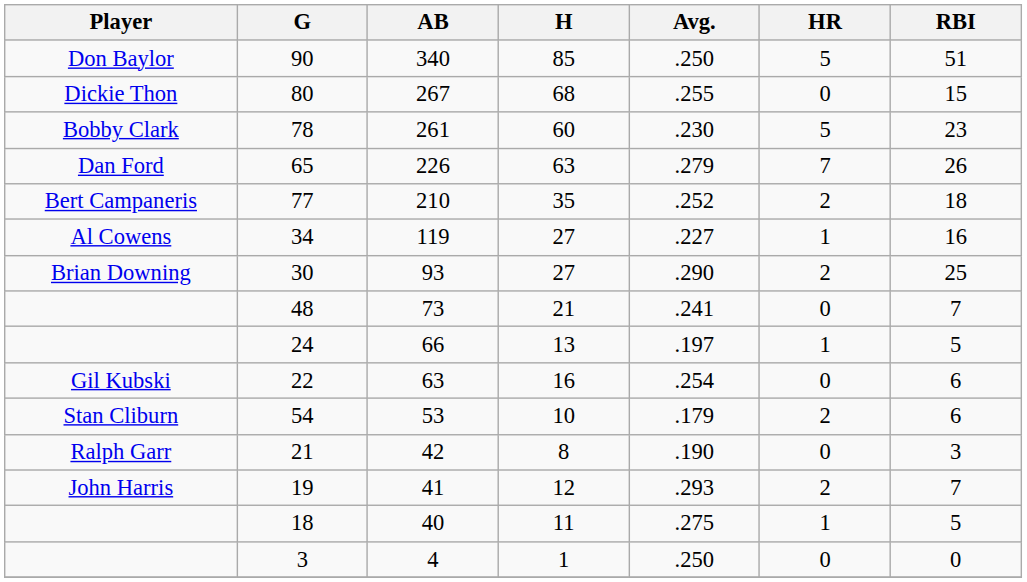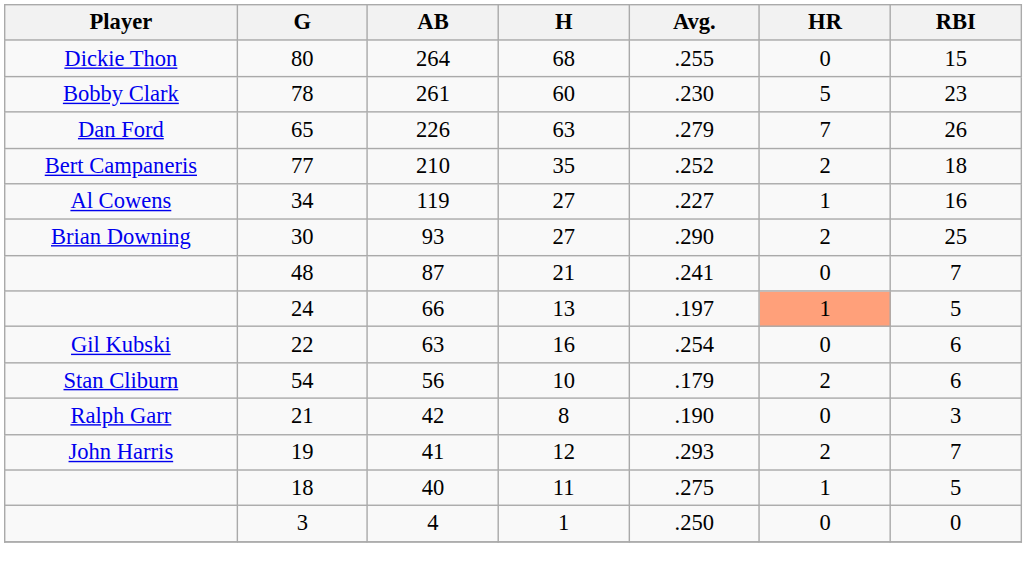- row: (302, 58)
(433, 93) 267 -> (433, 58) 264
(433, 308) 73 -> (433, 272) 87
(825, 344) no background -> (825, 308) lightsalmon background
(433, 415) 53 -> (433, 380) 56
